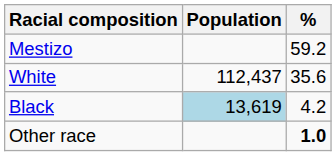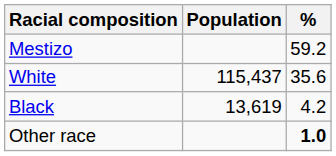(249, 78) 112,437 -> (249, 78) 115,437
(253, 107) lightblue background -> (253, 107) no background
